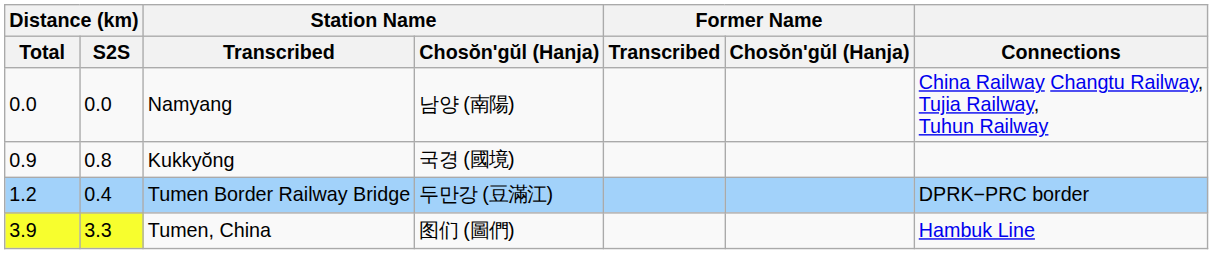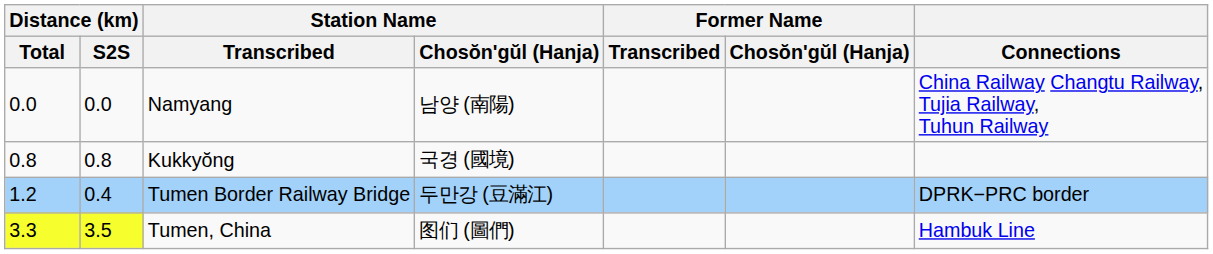(23, 160) 0.9 -> (23, 160) 0.8
(23, 231) 3.9 -> (23, 231) 3.3
(98, 231) 3.3 -> (98, 231) 3.5
